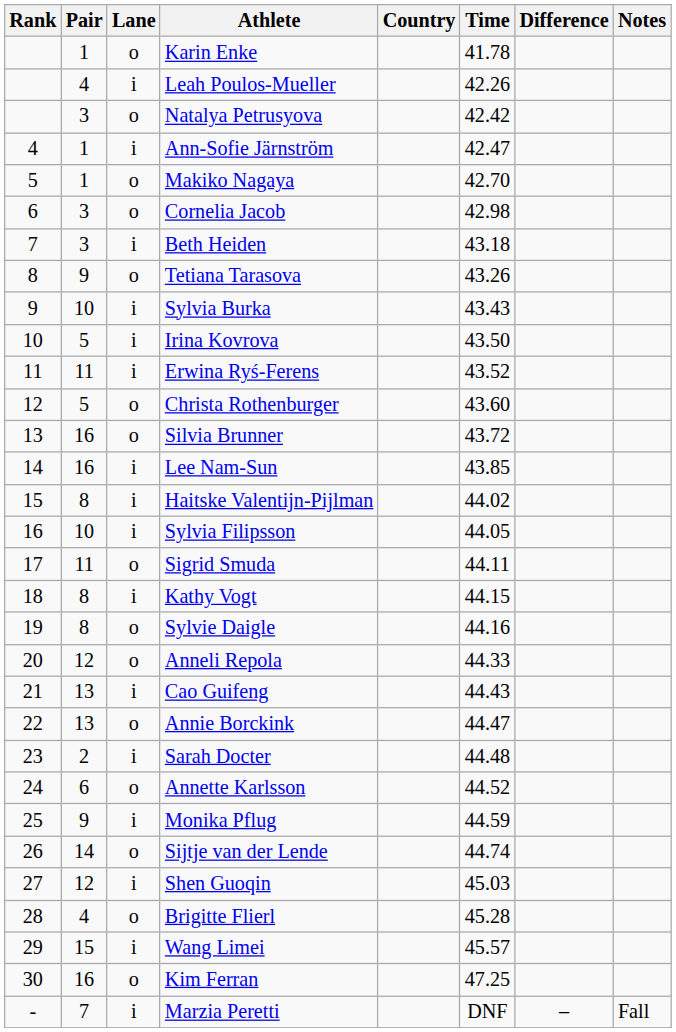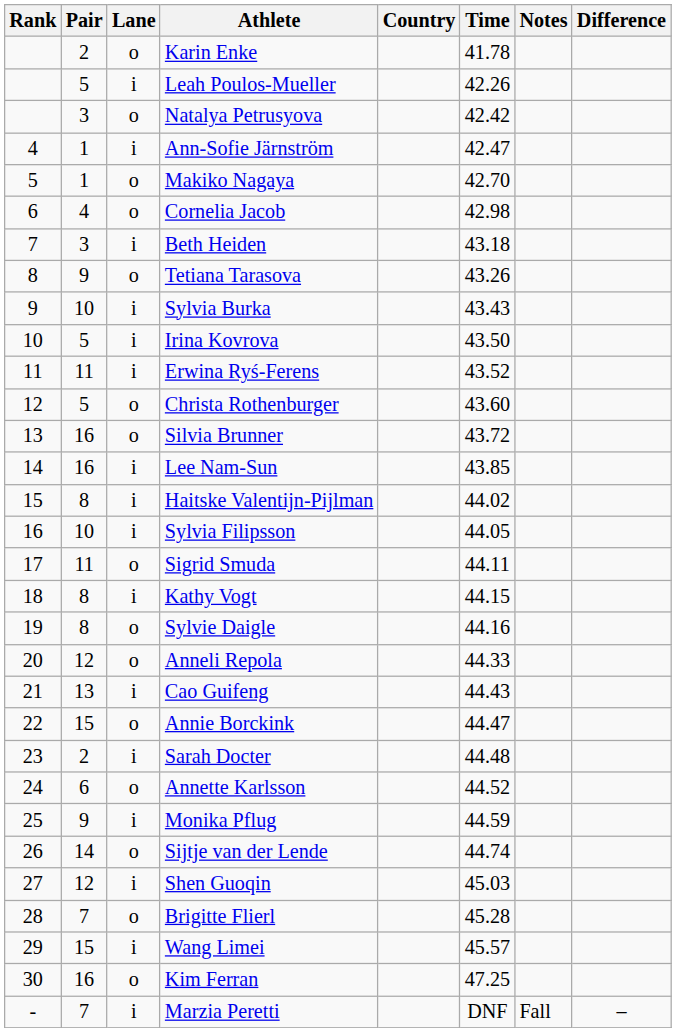columns swapped: (564, 20) <-> (642, 20)
(84, 52) 1 -> (84, 52) 2
(84, 84) 4 -> (84, 84) 5
(84, 212) 3 -> (84, 212) 4
(84, 723) 13 -> (84, 723) 15
(84, 915) 4 -> (84, 915) 7
